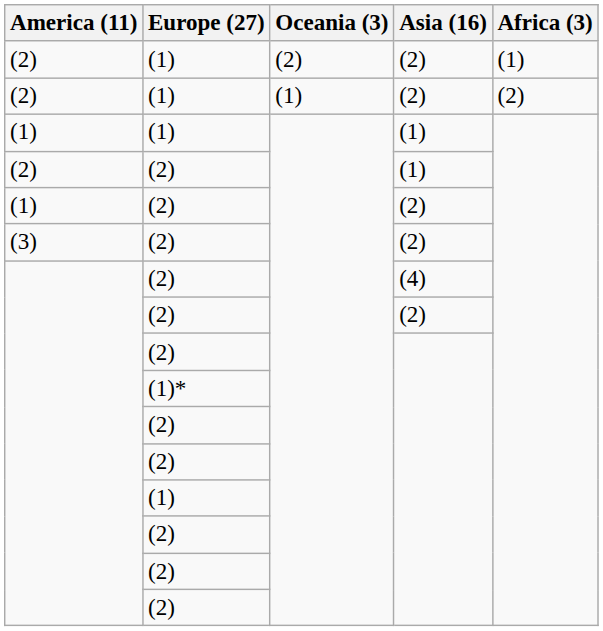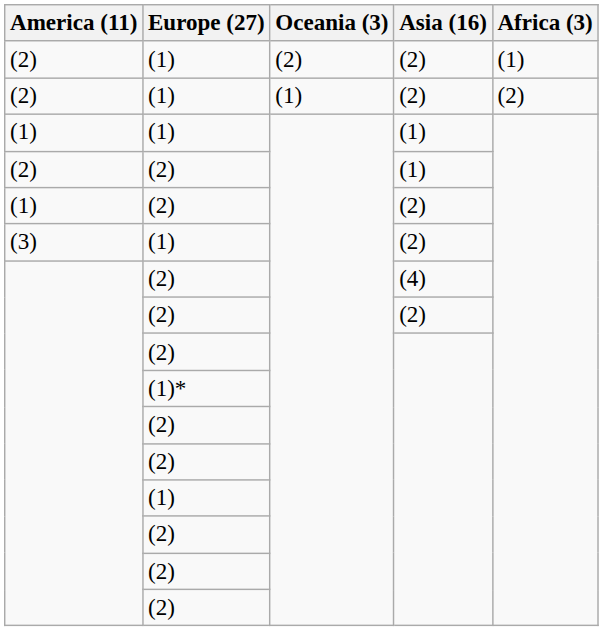(161, 242) (2) -> (161, 242) (1)
